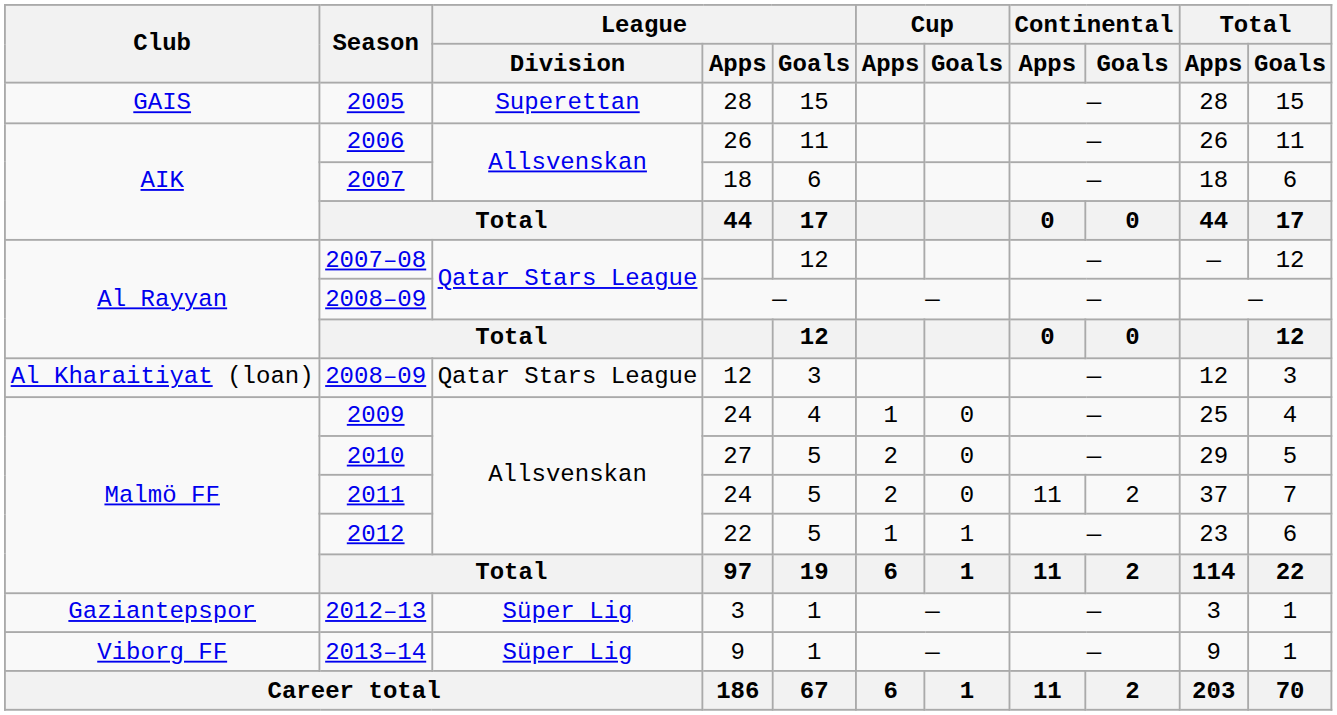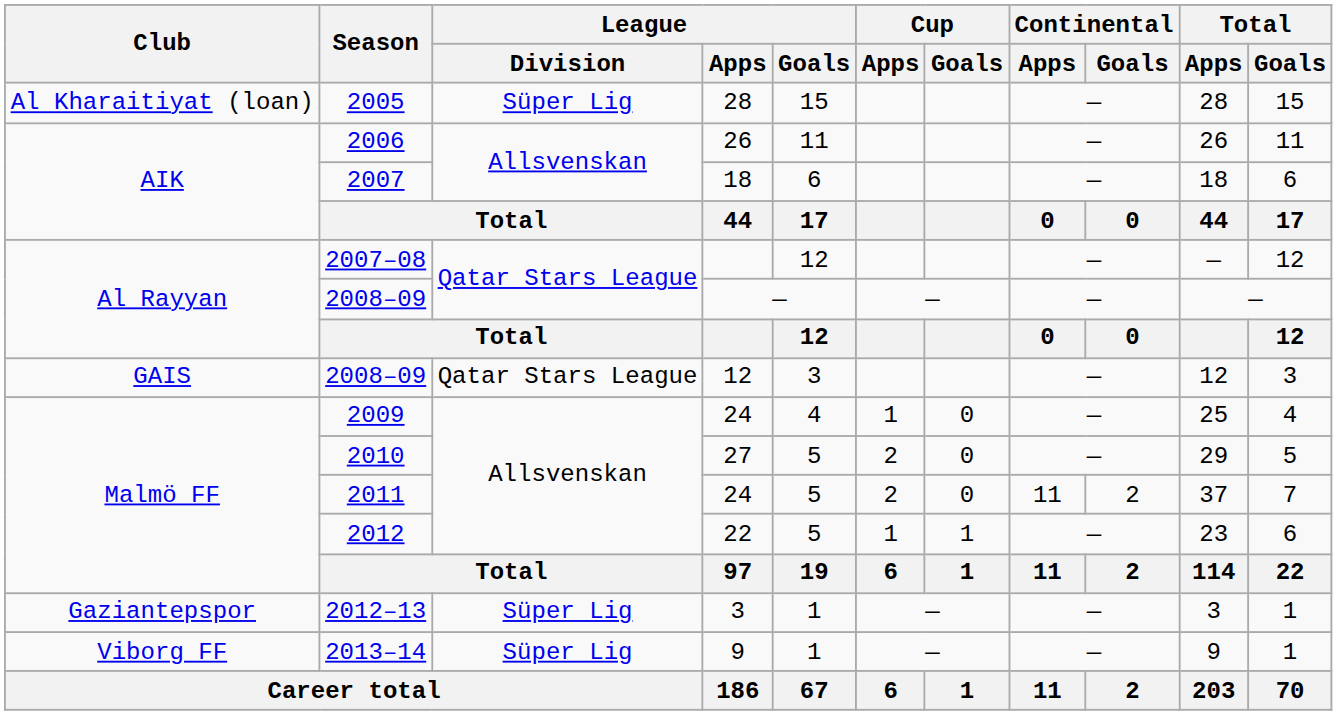(162, 103) GAIS -> (162, 103) Al Kharaitiyat (loan)
(568, 103) Superettan -> (568, 103) Süper Lig
(162, 377) Al Kharaitiyat (loan) -> (162, 377) GAIS
